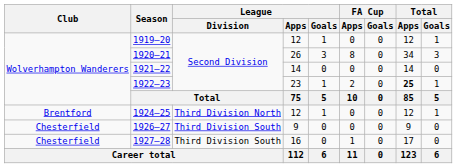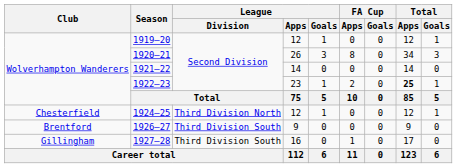(68, 112) Brentford -> (68, 112) Chesterfield
(68, 127) Chesterfield -> (68, 127) Brentford
(68, 141) Chesterfield -> (68, 141) Gillingham
